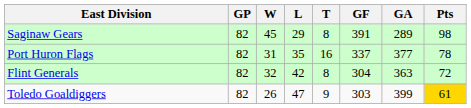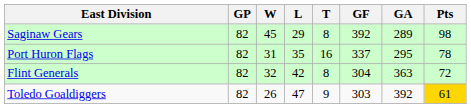(361, 34) 391 -> (361, 34) 392
(403, 53) 377 -> (403, 53) 295
(403, 93) 399 -> (403, 93) 392
